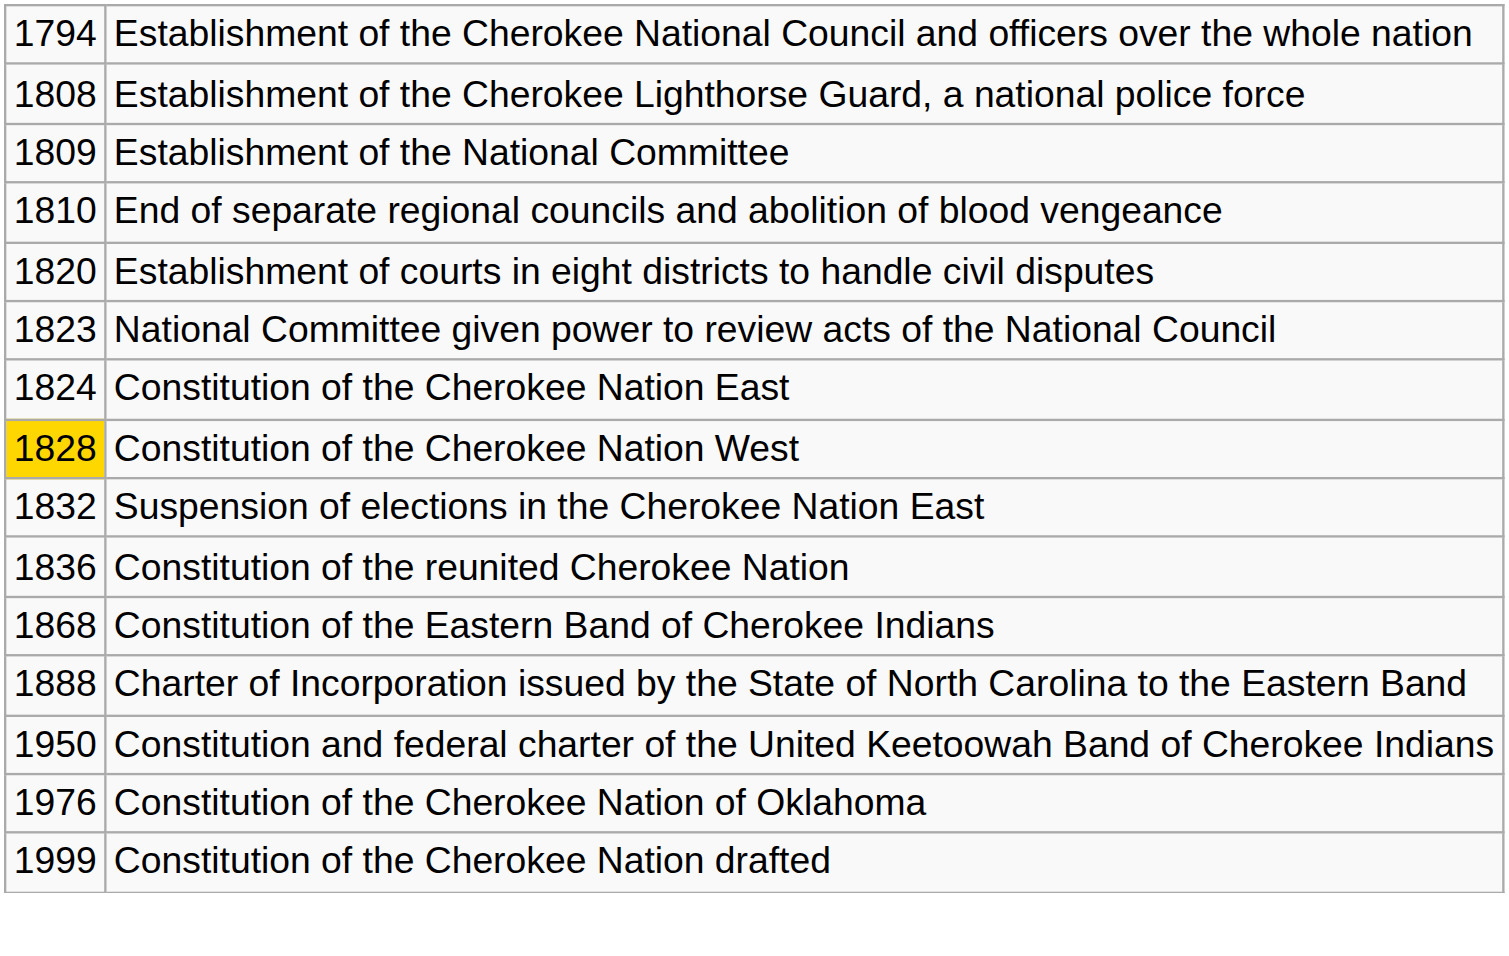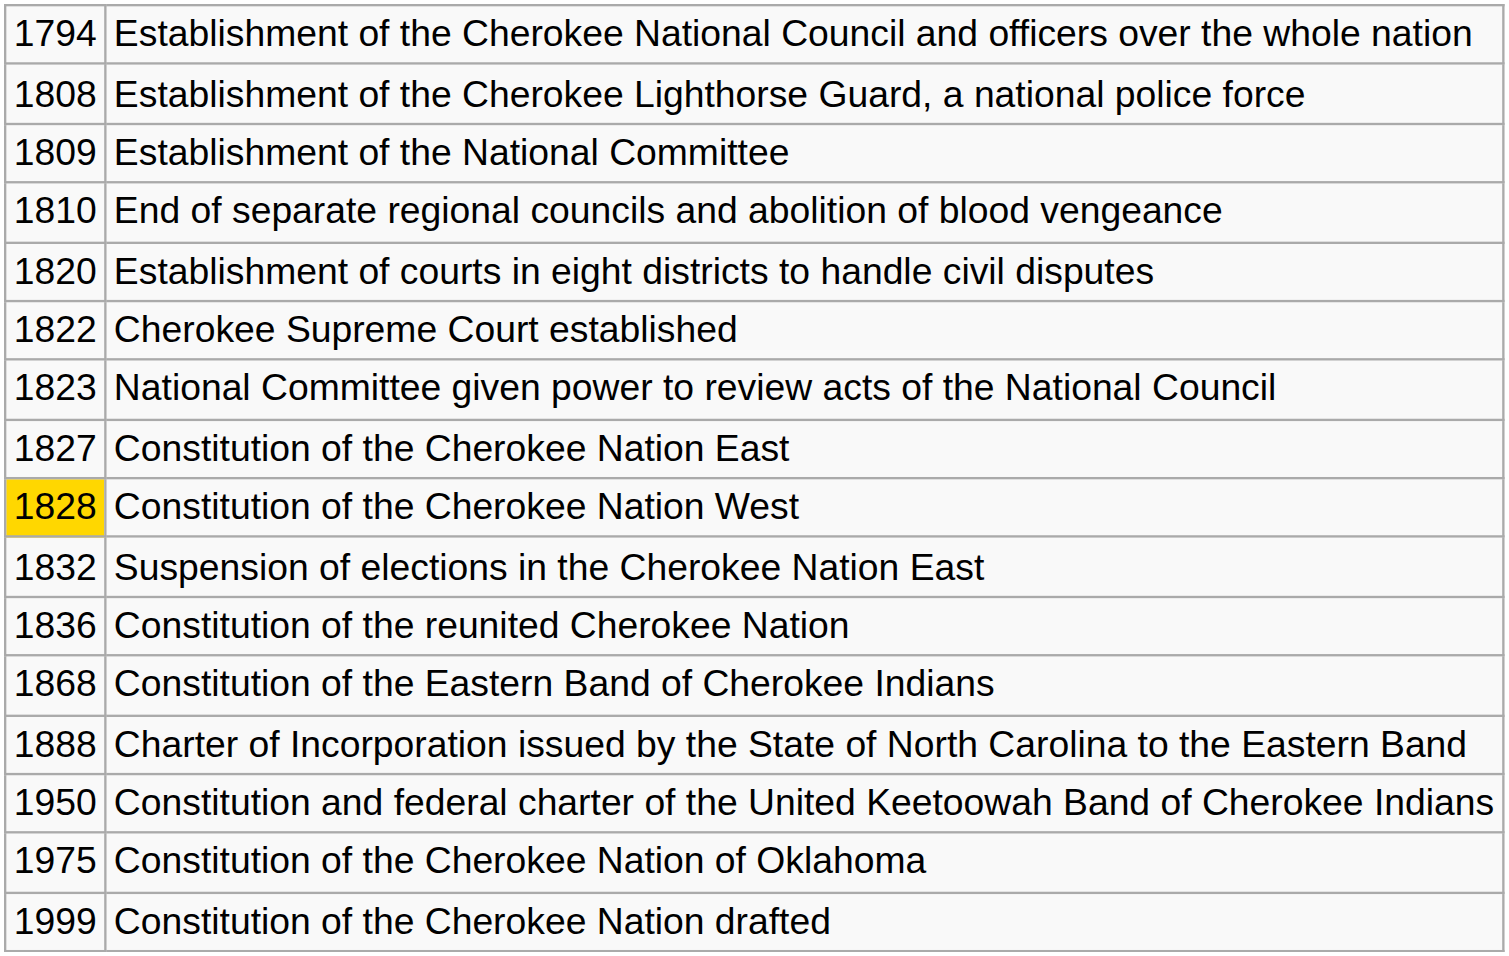+ row: (426, 329)
(55, 388) 1824 -> (55, 447) 1827
(55, 802) 1976 -> (55, 861) 1975
